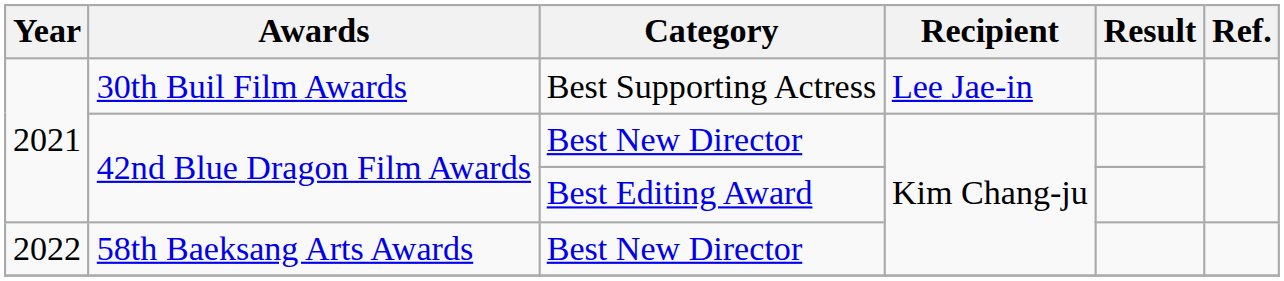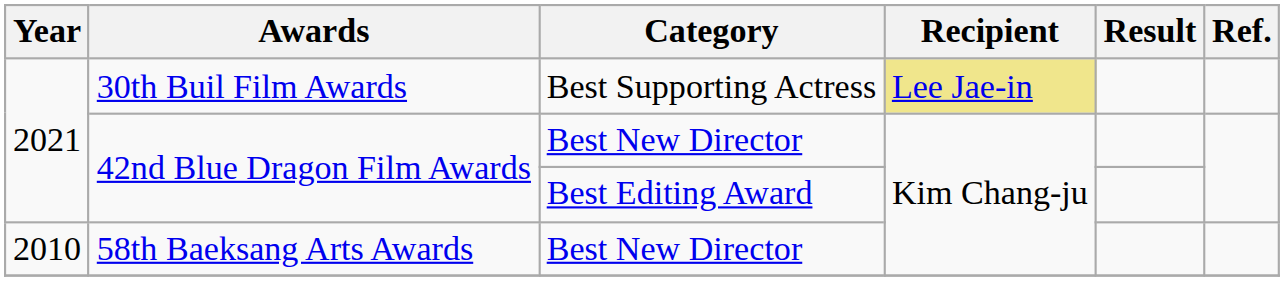(962, 85) no background -> (962, 85) khaki background
(47, 247) 2022 -> (47, 247) 2010
